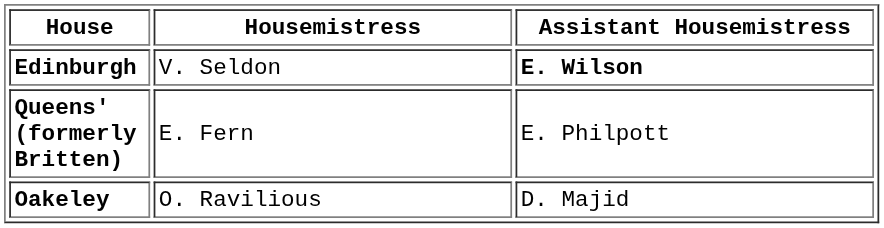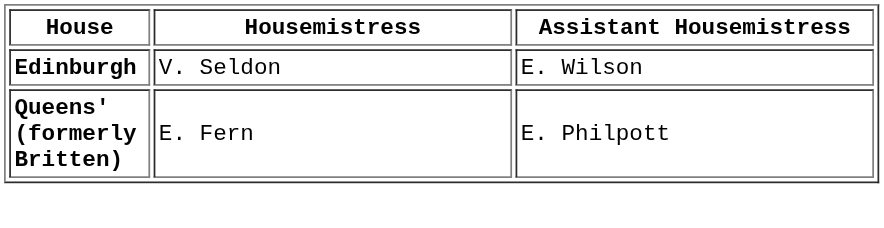(582, 68) bold -> (582, 68) normal
- row: (62, 200)
